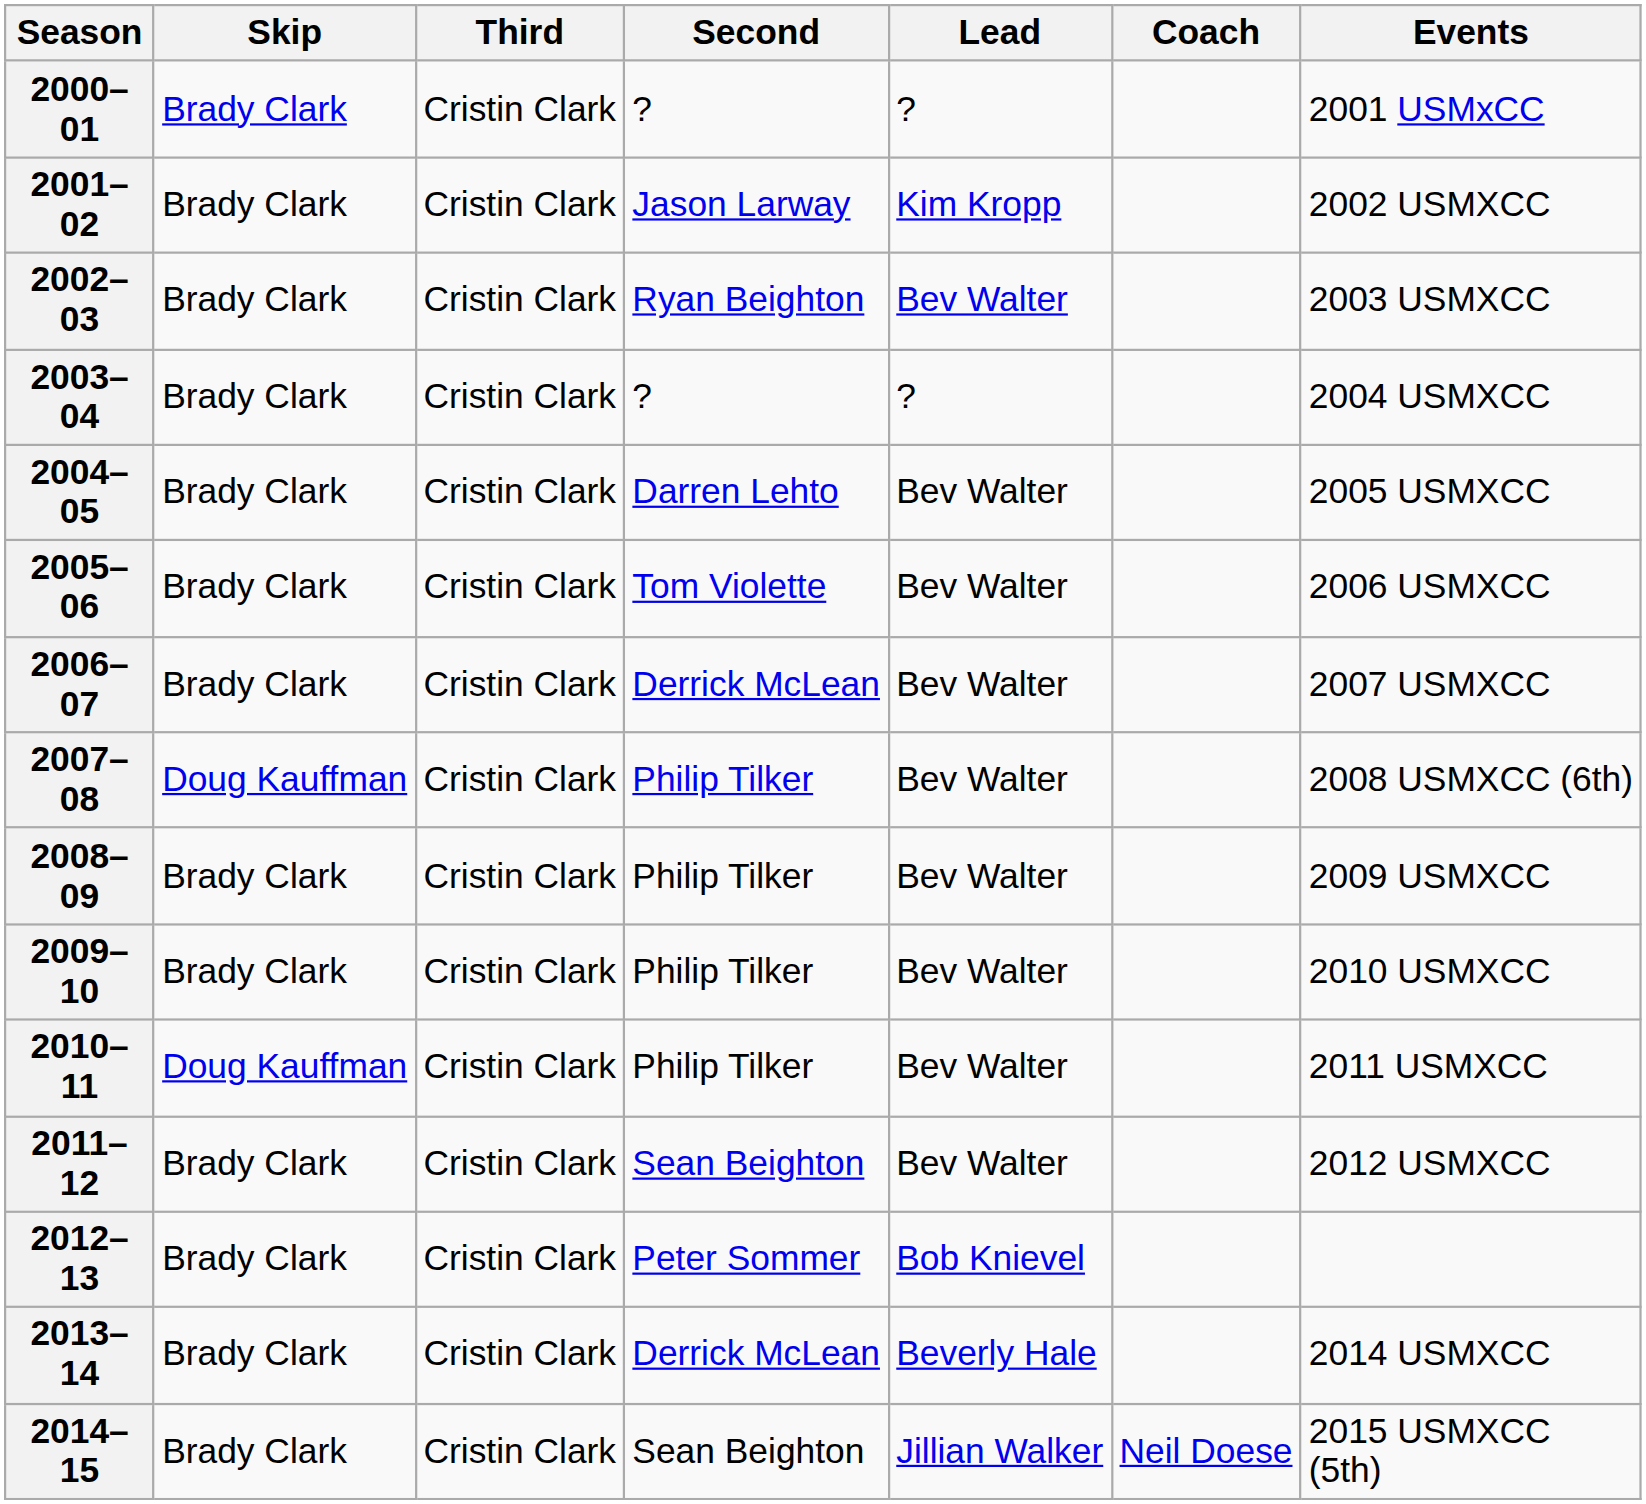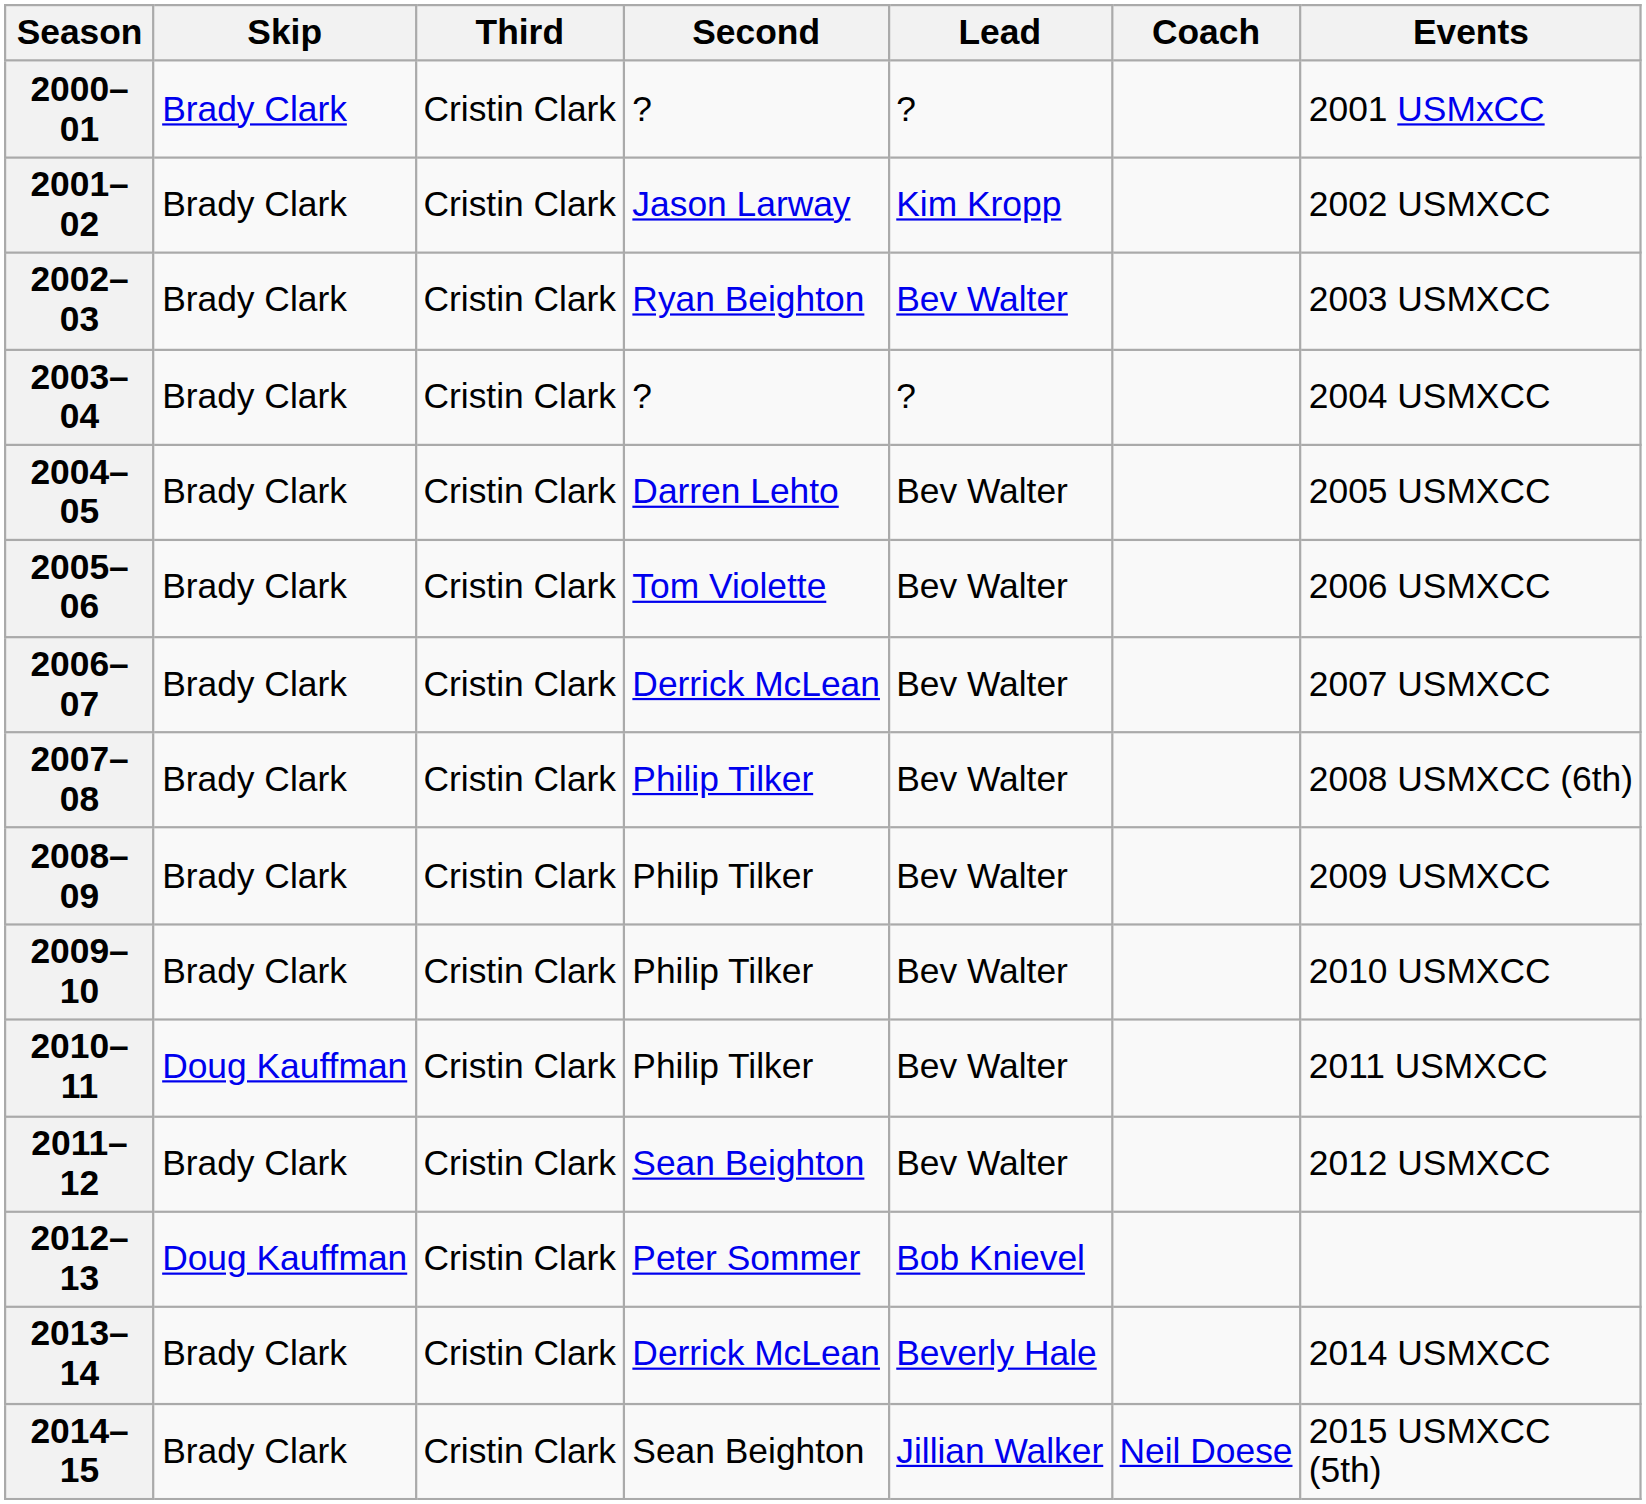(285, 779) Doug Kauffman -> (255, 779) Brady Clark
(255, 1258) Brady Clark -> (285, 1258) Doug Kauffman
